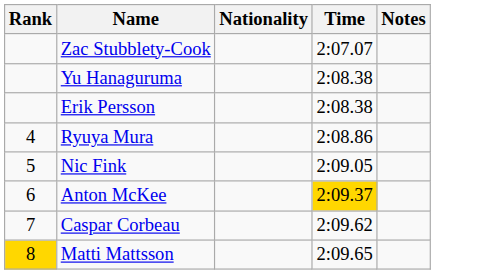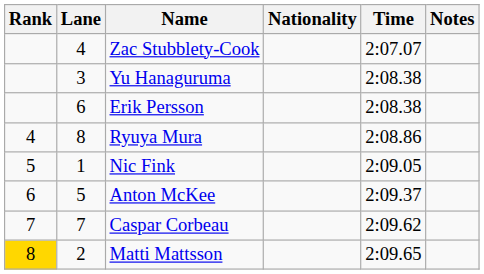+ column: (81, 19)
(345, 195) gold background -> (393, 195) no background
